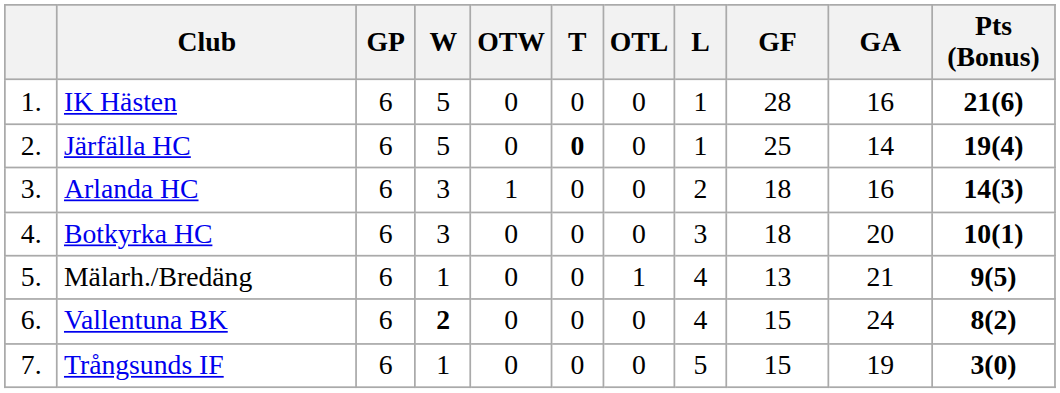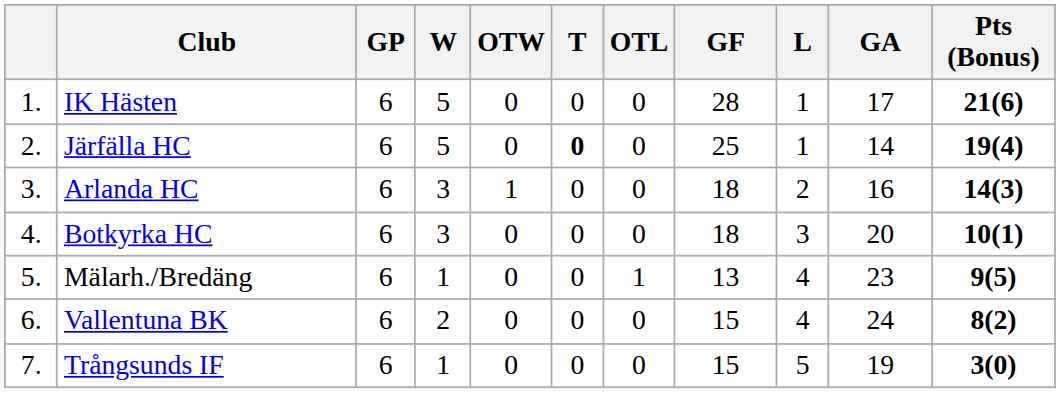columns swapped: (700, 42) <-> (777, 42)
(880, 101) 16 -> (880, 101) 17
(880, 277) 21 -> (880, 277) 23
(443, 320) bold -> (443, 320) normal
